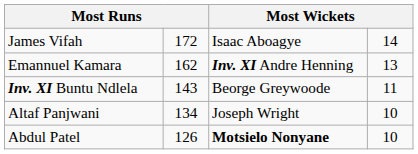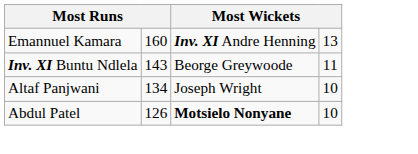- row: (45, 40)
(186, 64) 162 -> (156, 40) 160
